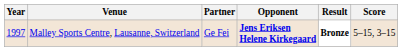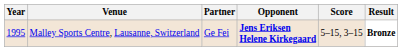columns swapped: (374, 12) <-> (335, 12)
(16, 33) 1997 -> (16, 33) 1995
